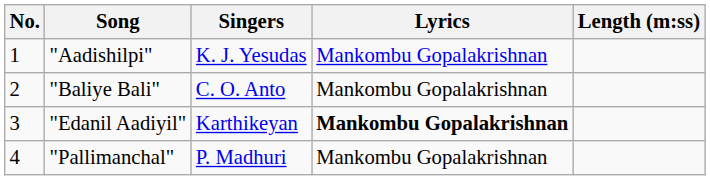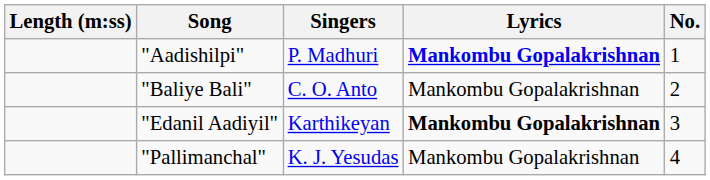columns swapped: (25, 21) <-> (639, 21)
(251, 55) K. J. Yesudas -> (333, 55) P. Madhuri
(432, 55) normal -> (534, 55) bold
(241, 158) P. Madhuri -> (343, 158) K. J. Yesudas
